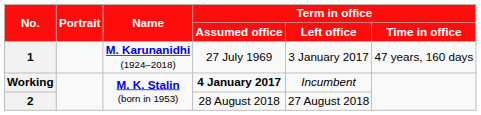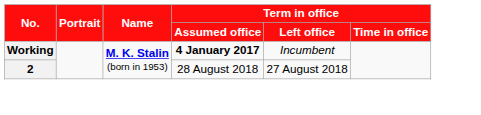- row: (30, 57)
